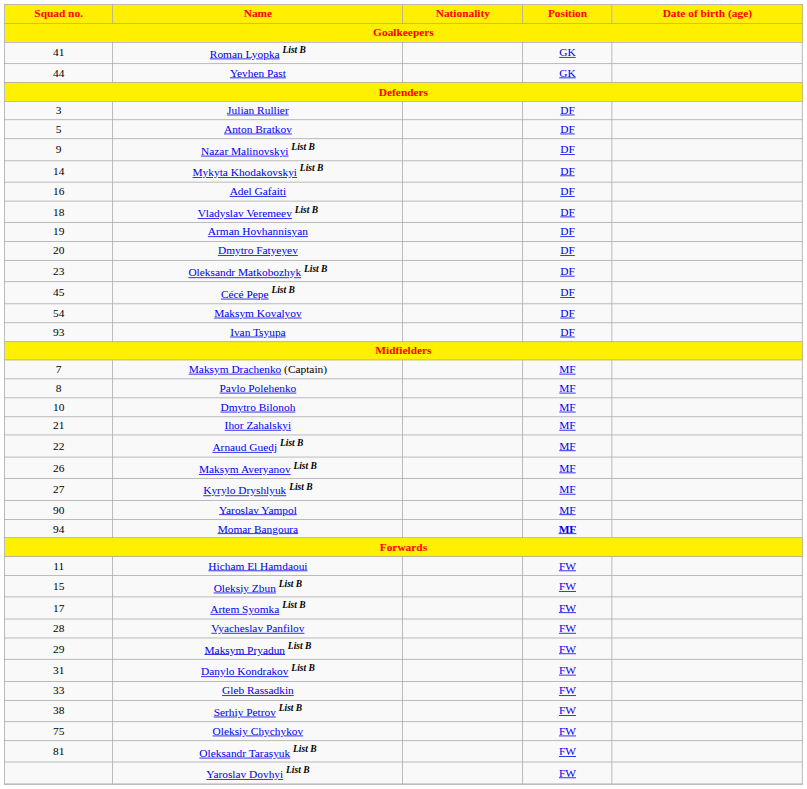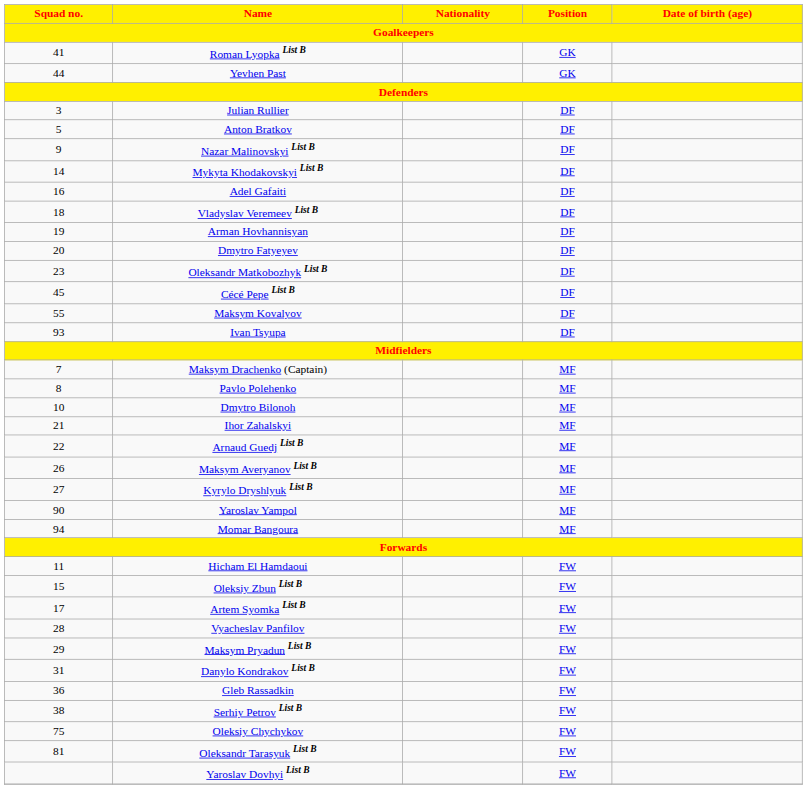(59, 313) 54 -> (59, 313) 55
(567, 529) bold -> (567, 529) normal
(59, 691) 33 -> (59, 691) 36
